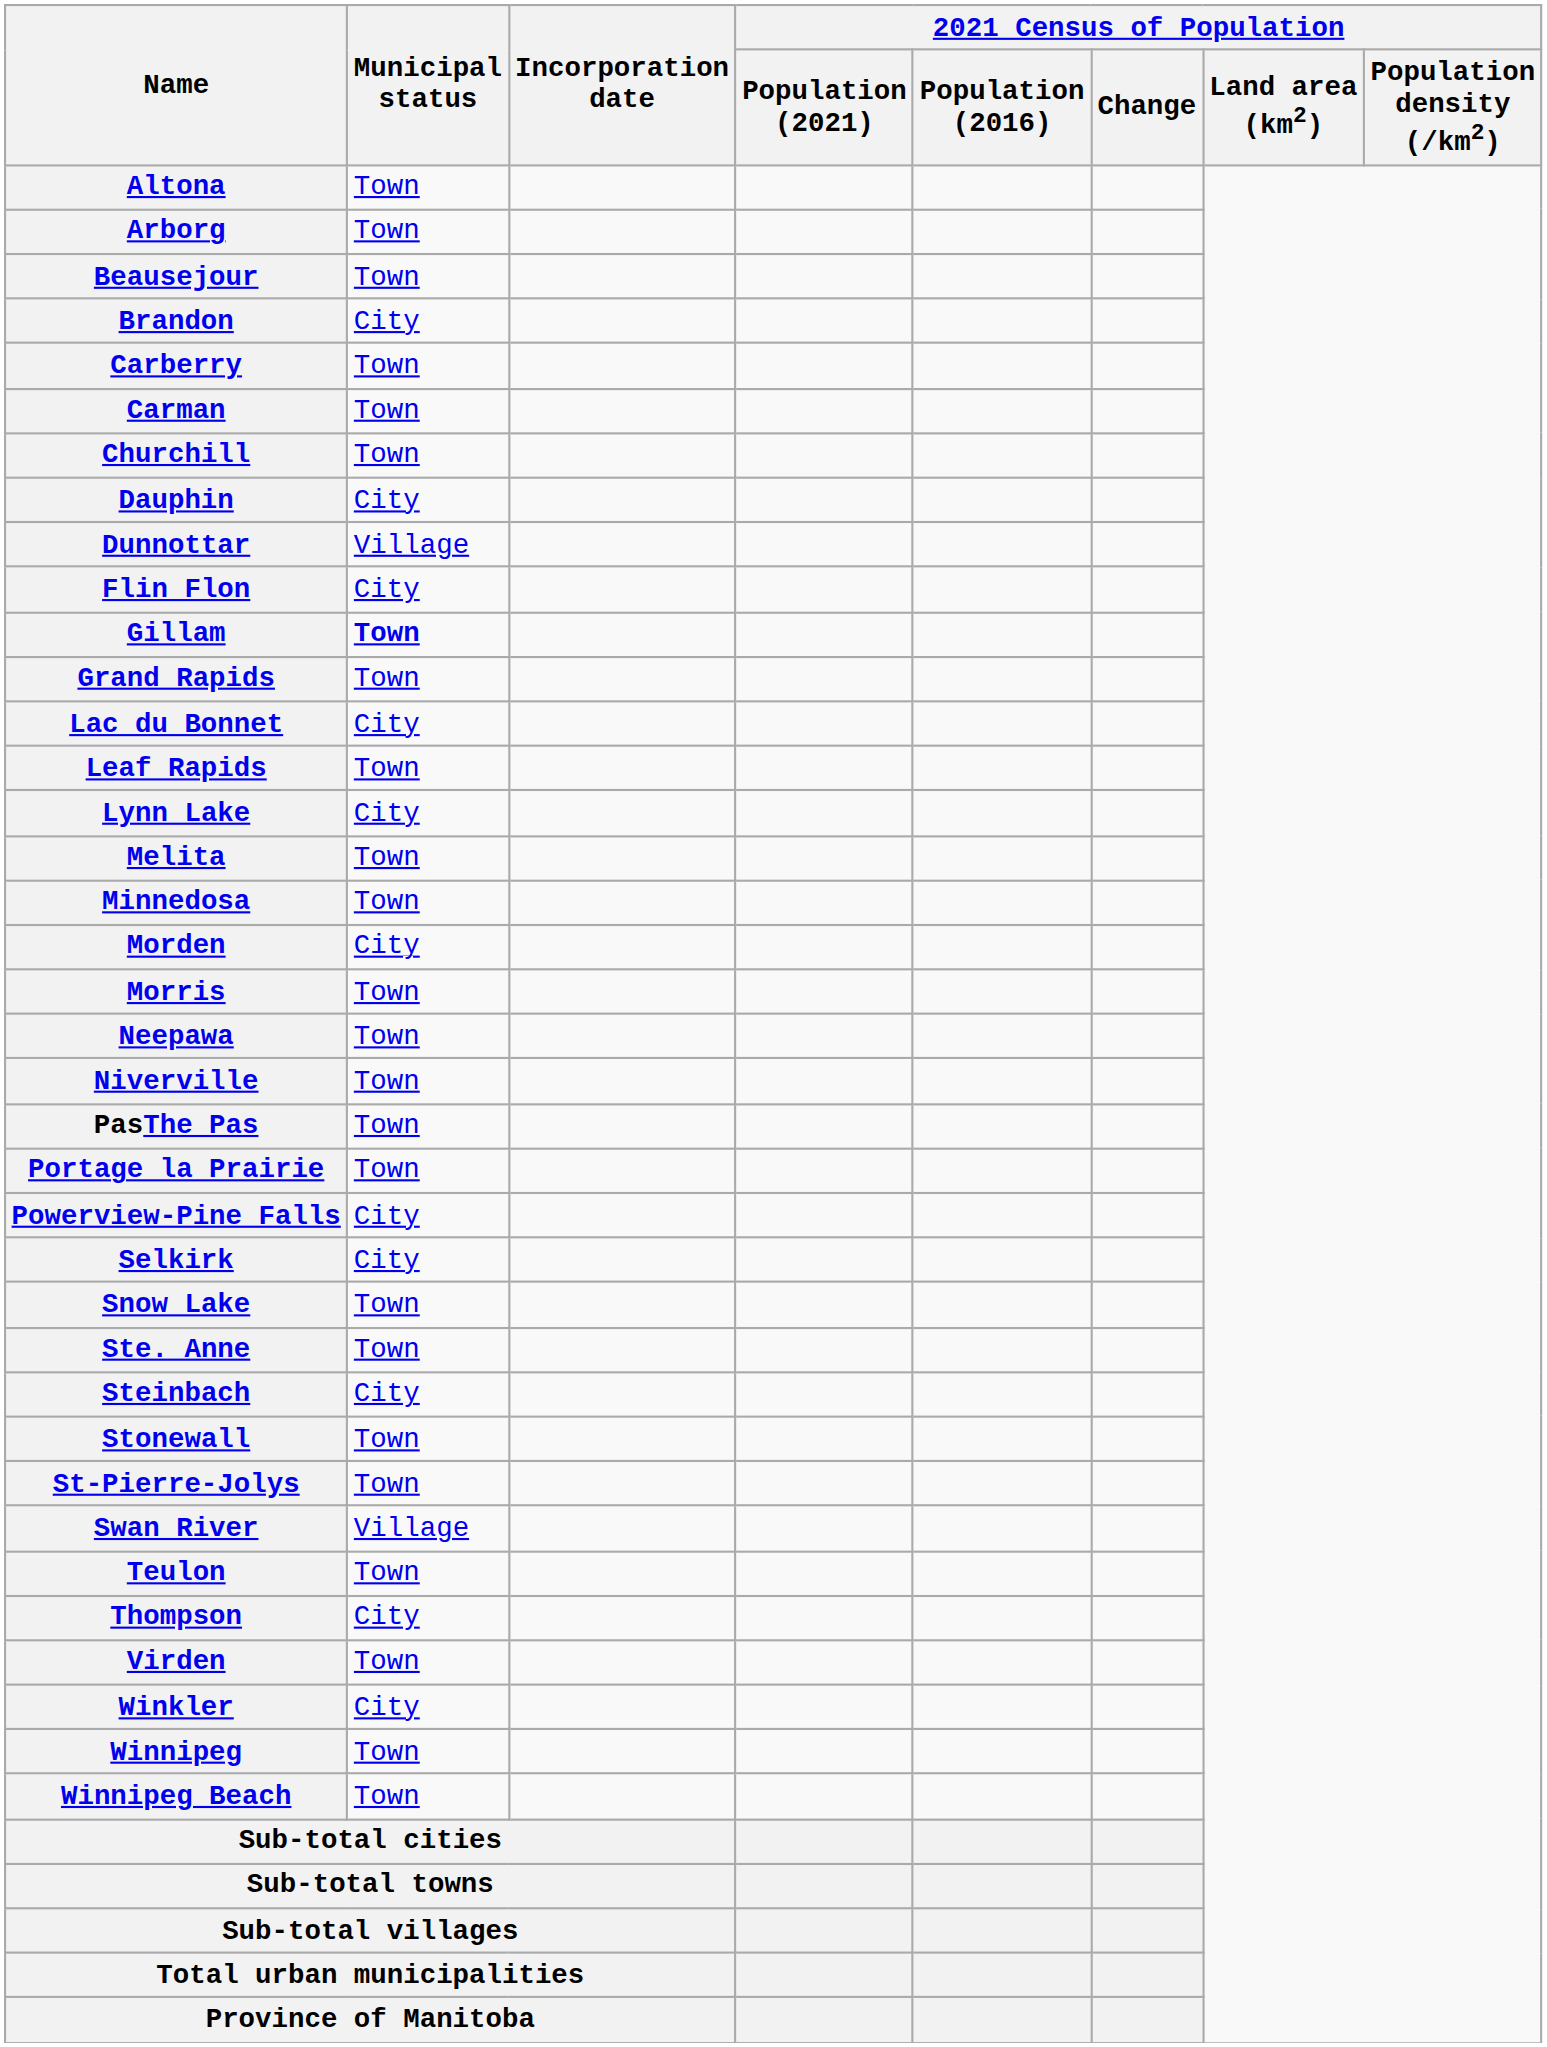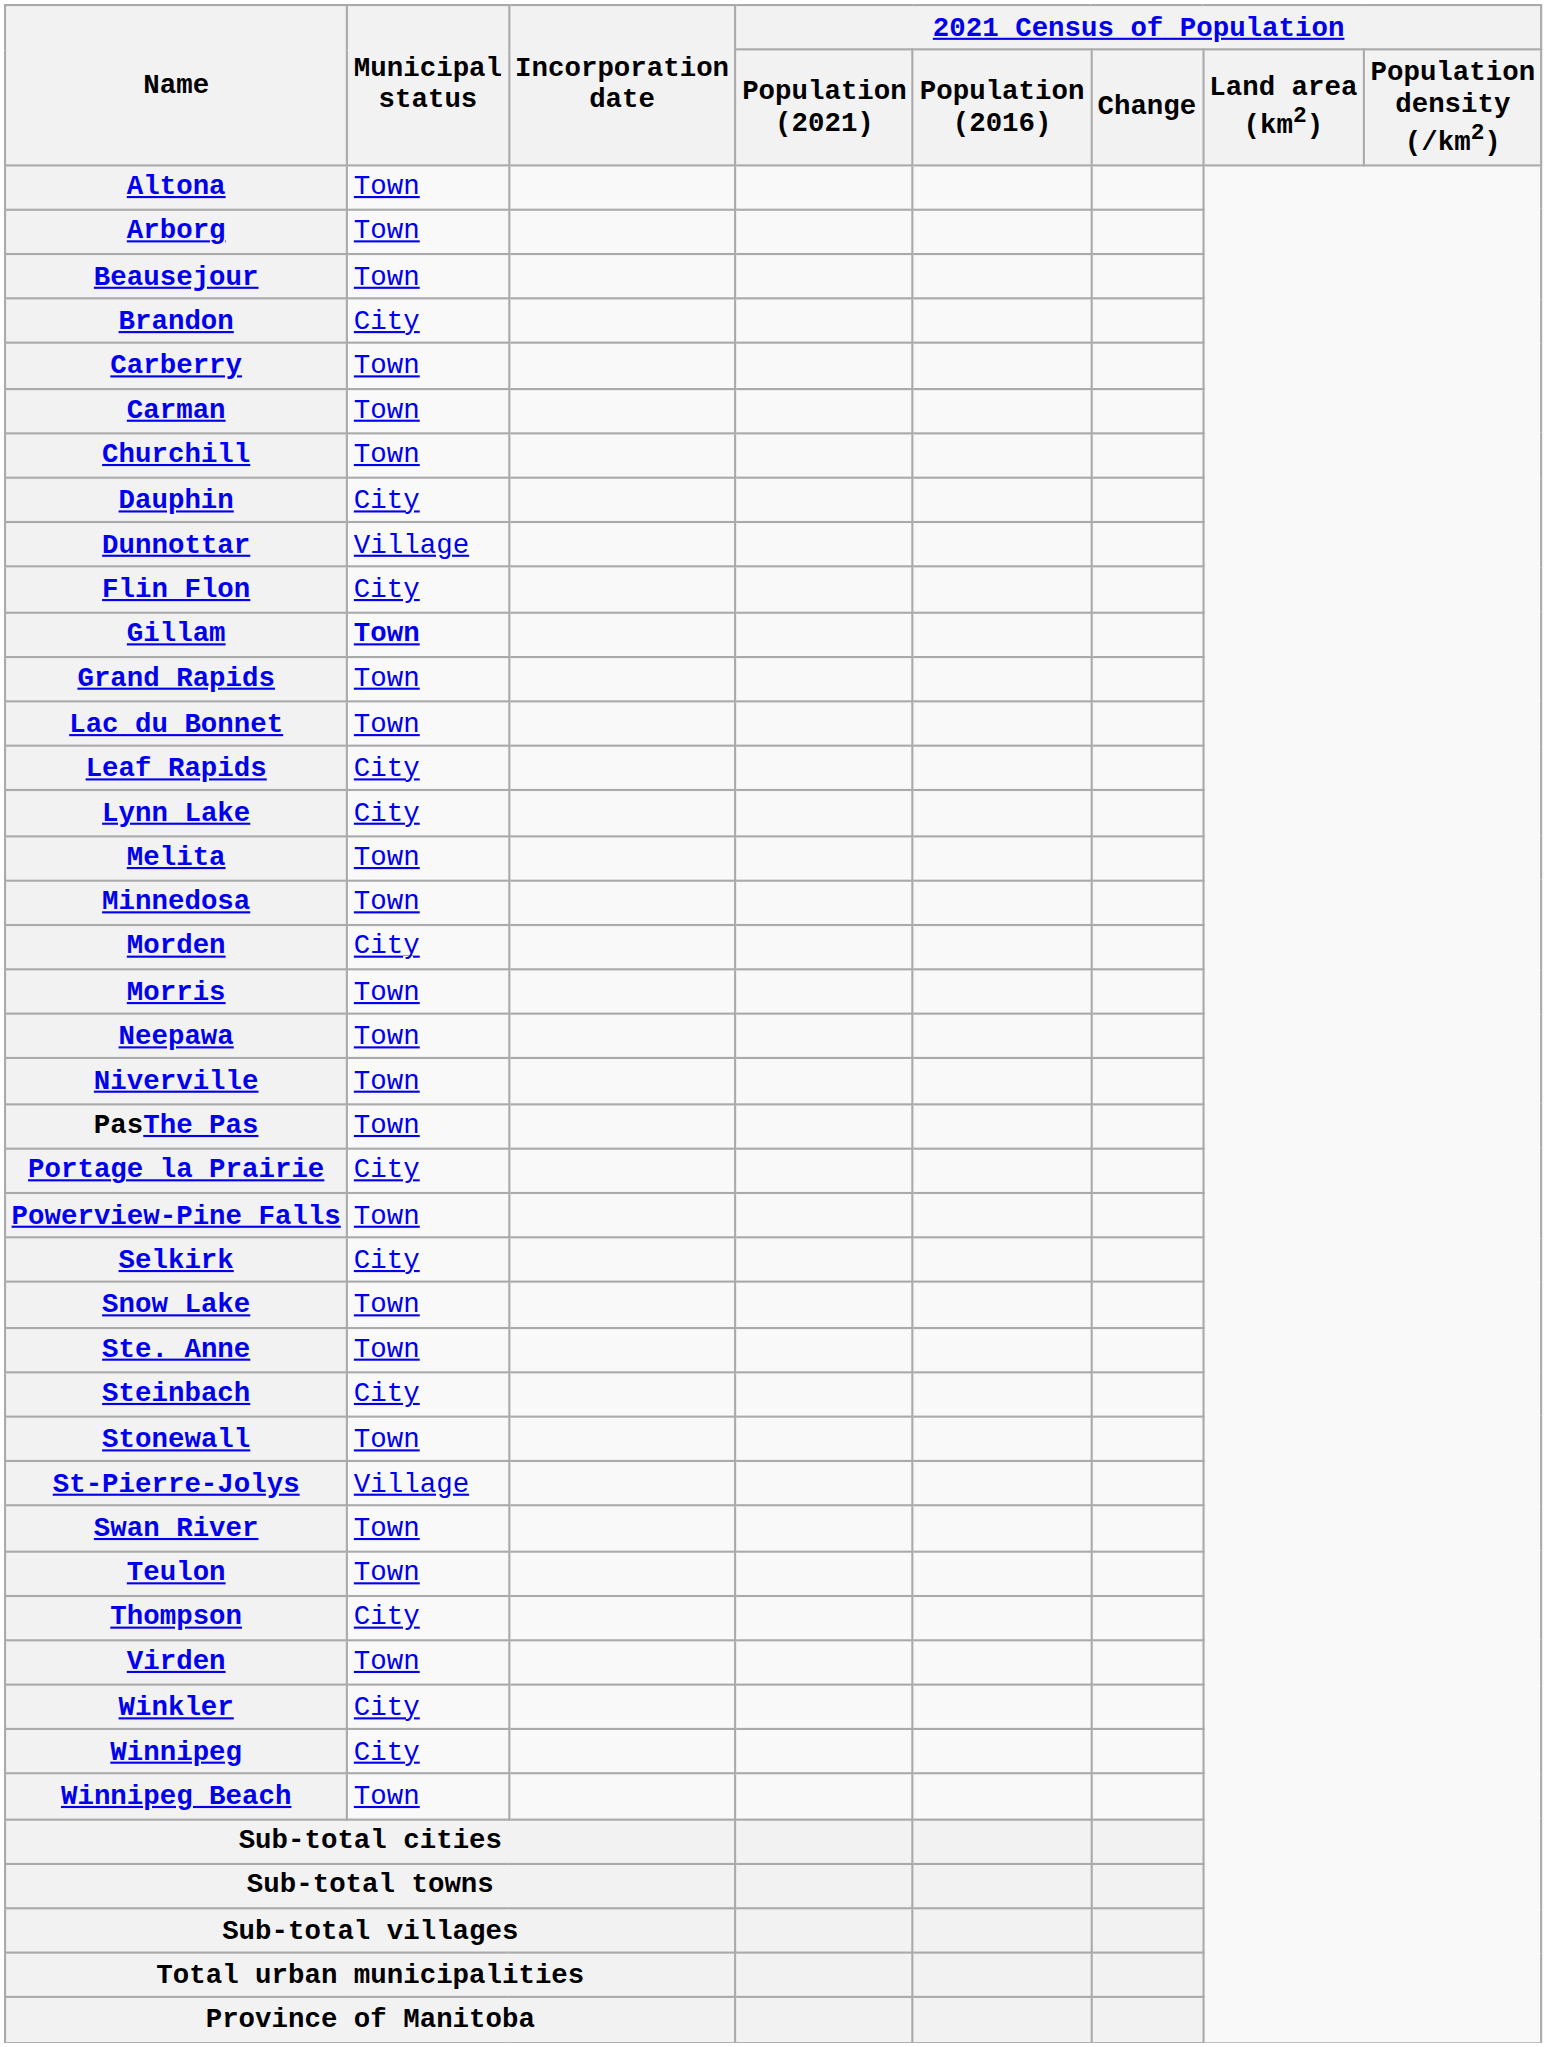(387, 724) City -> (387, 724) Town
(387, 768) Town -> (387, 768) City
(387, 1171) Town -> (387, 1171) City
(387, 1215) City -> (387, 1215) Town
(387, 1484) Town -> (411, 1484) Village
(411, 1528) Village -> (387, 1528) Town
(387, 1752) Town -> (387, 1752) City
